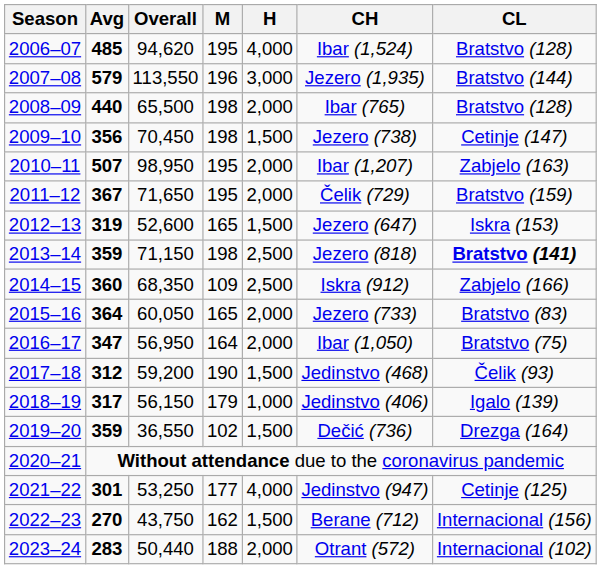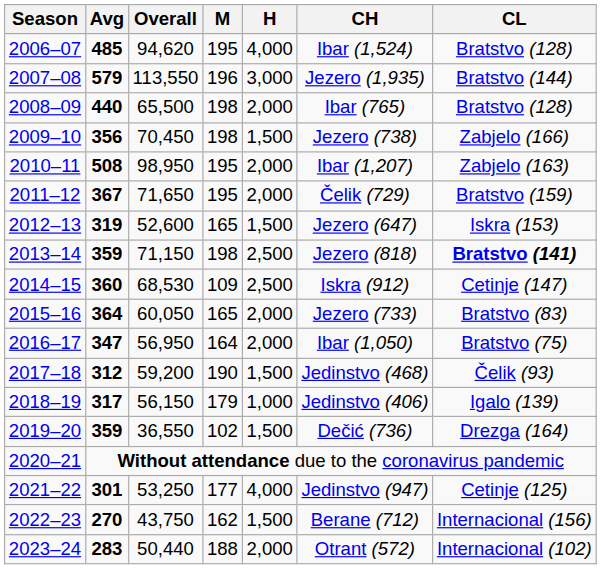(514, 136) Cetinje (147) -> (514, 136) Zabjelo (166)
(107, 166) 507 -> (107, 166) 508
(165, 284) 68,350 -> (165, 284) 68,530
(514, 284) Zabjelo (166) -> (514, 284) Cetinje (147)
